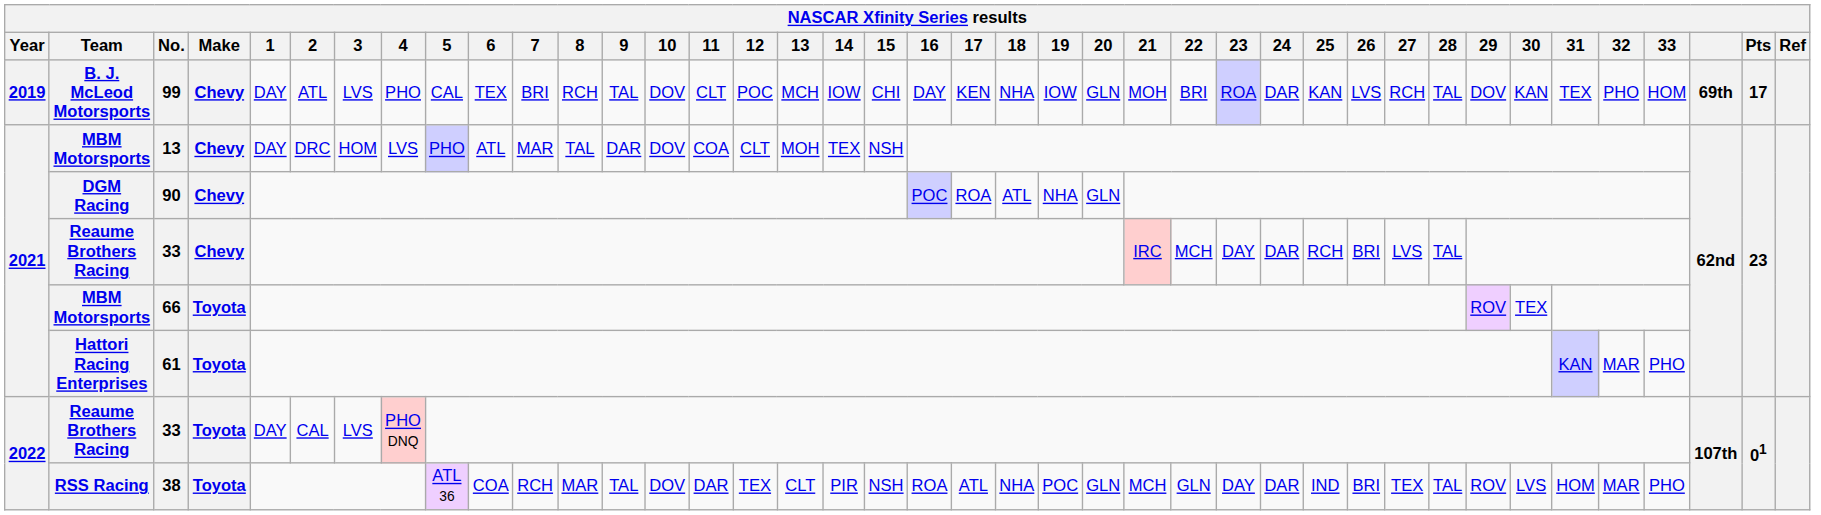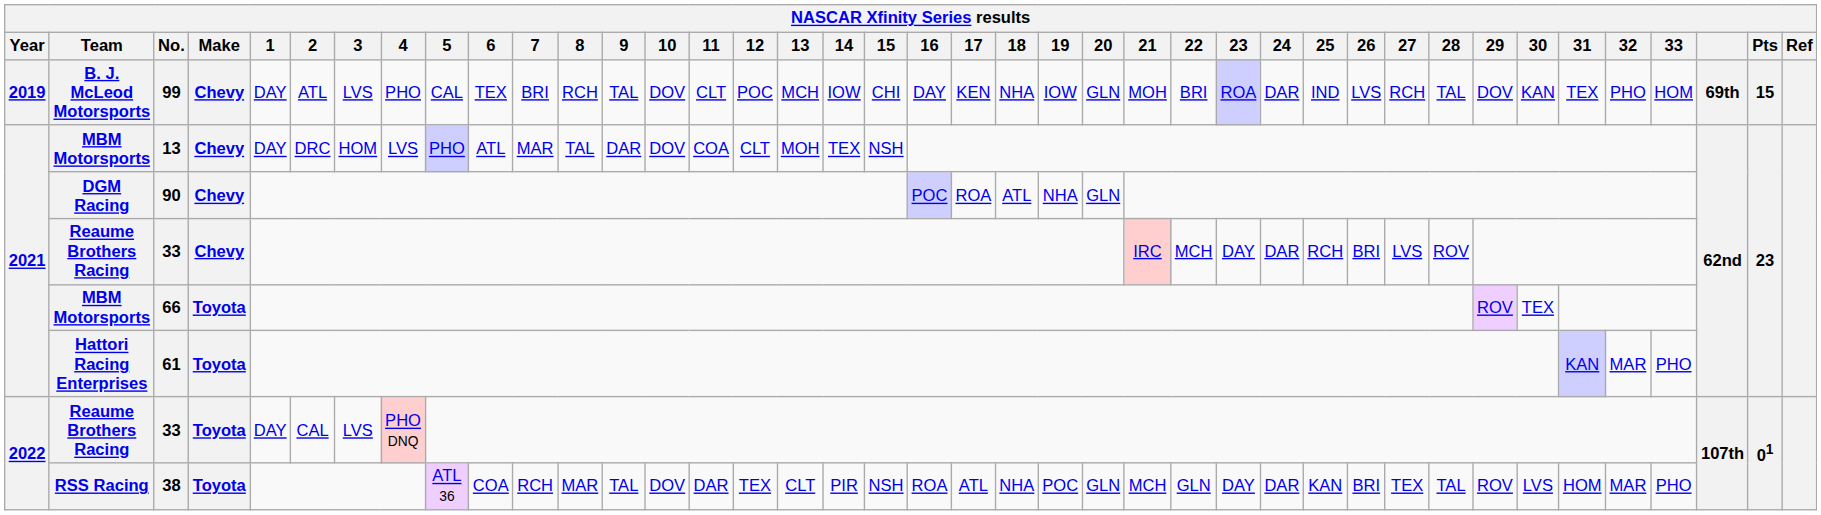(1325, 92) KAN -> (1325, 92) IND
(1758, 92) 17 -> (1765, 92) 15
(1448, 251) TAL -> (1451, 251) ROV
(1325, 486) IND -> (1325, 486) KAN
